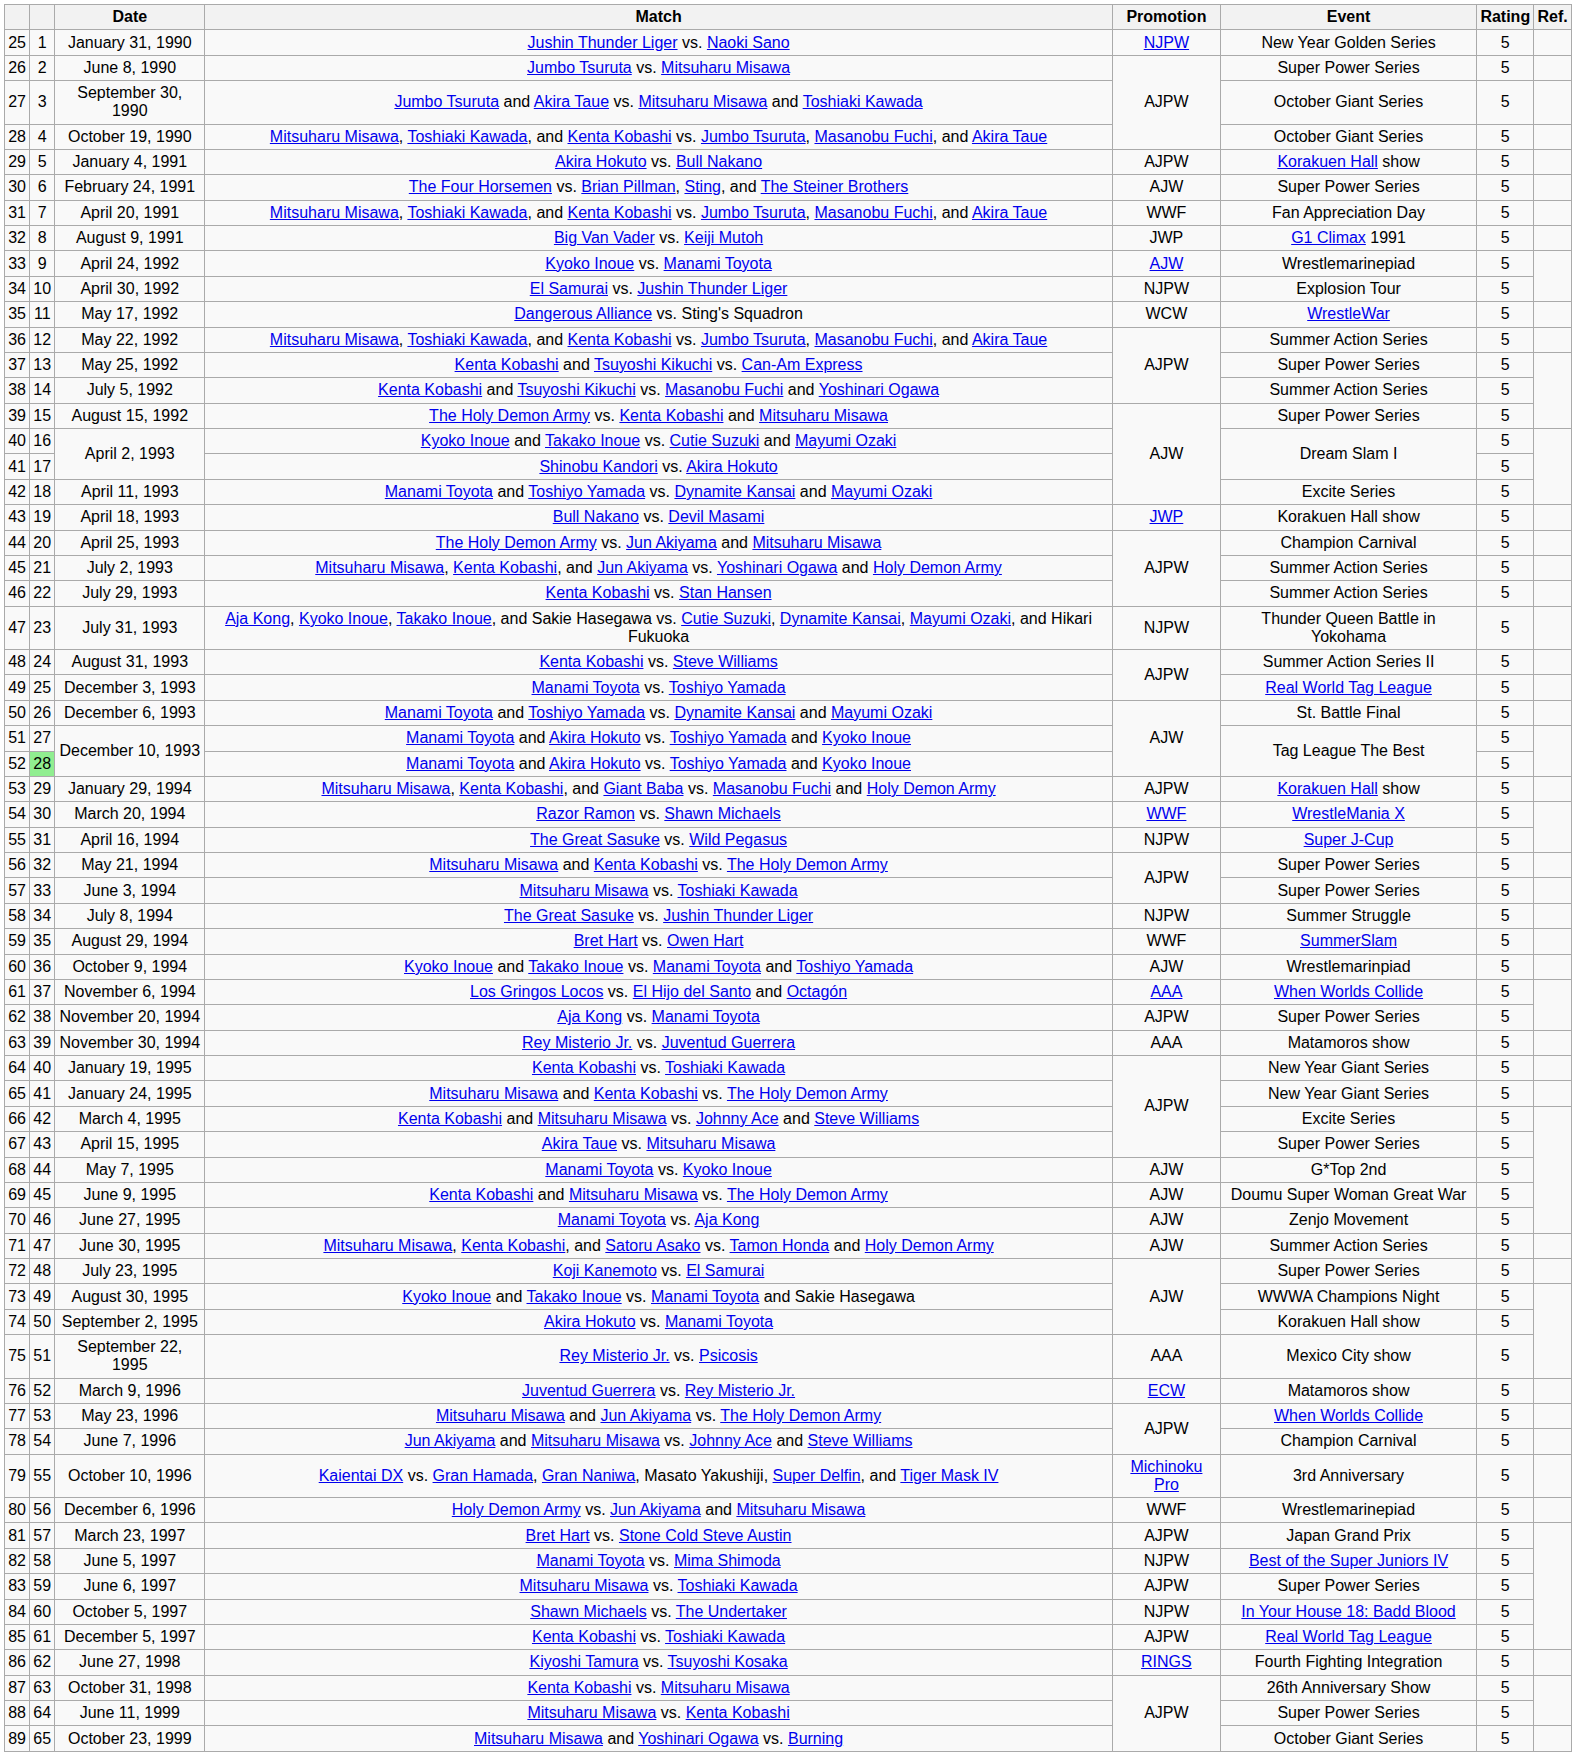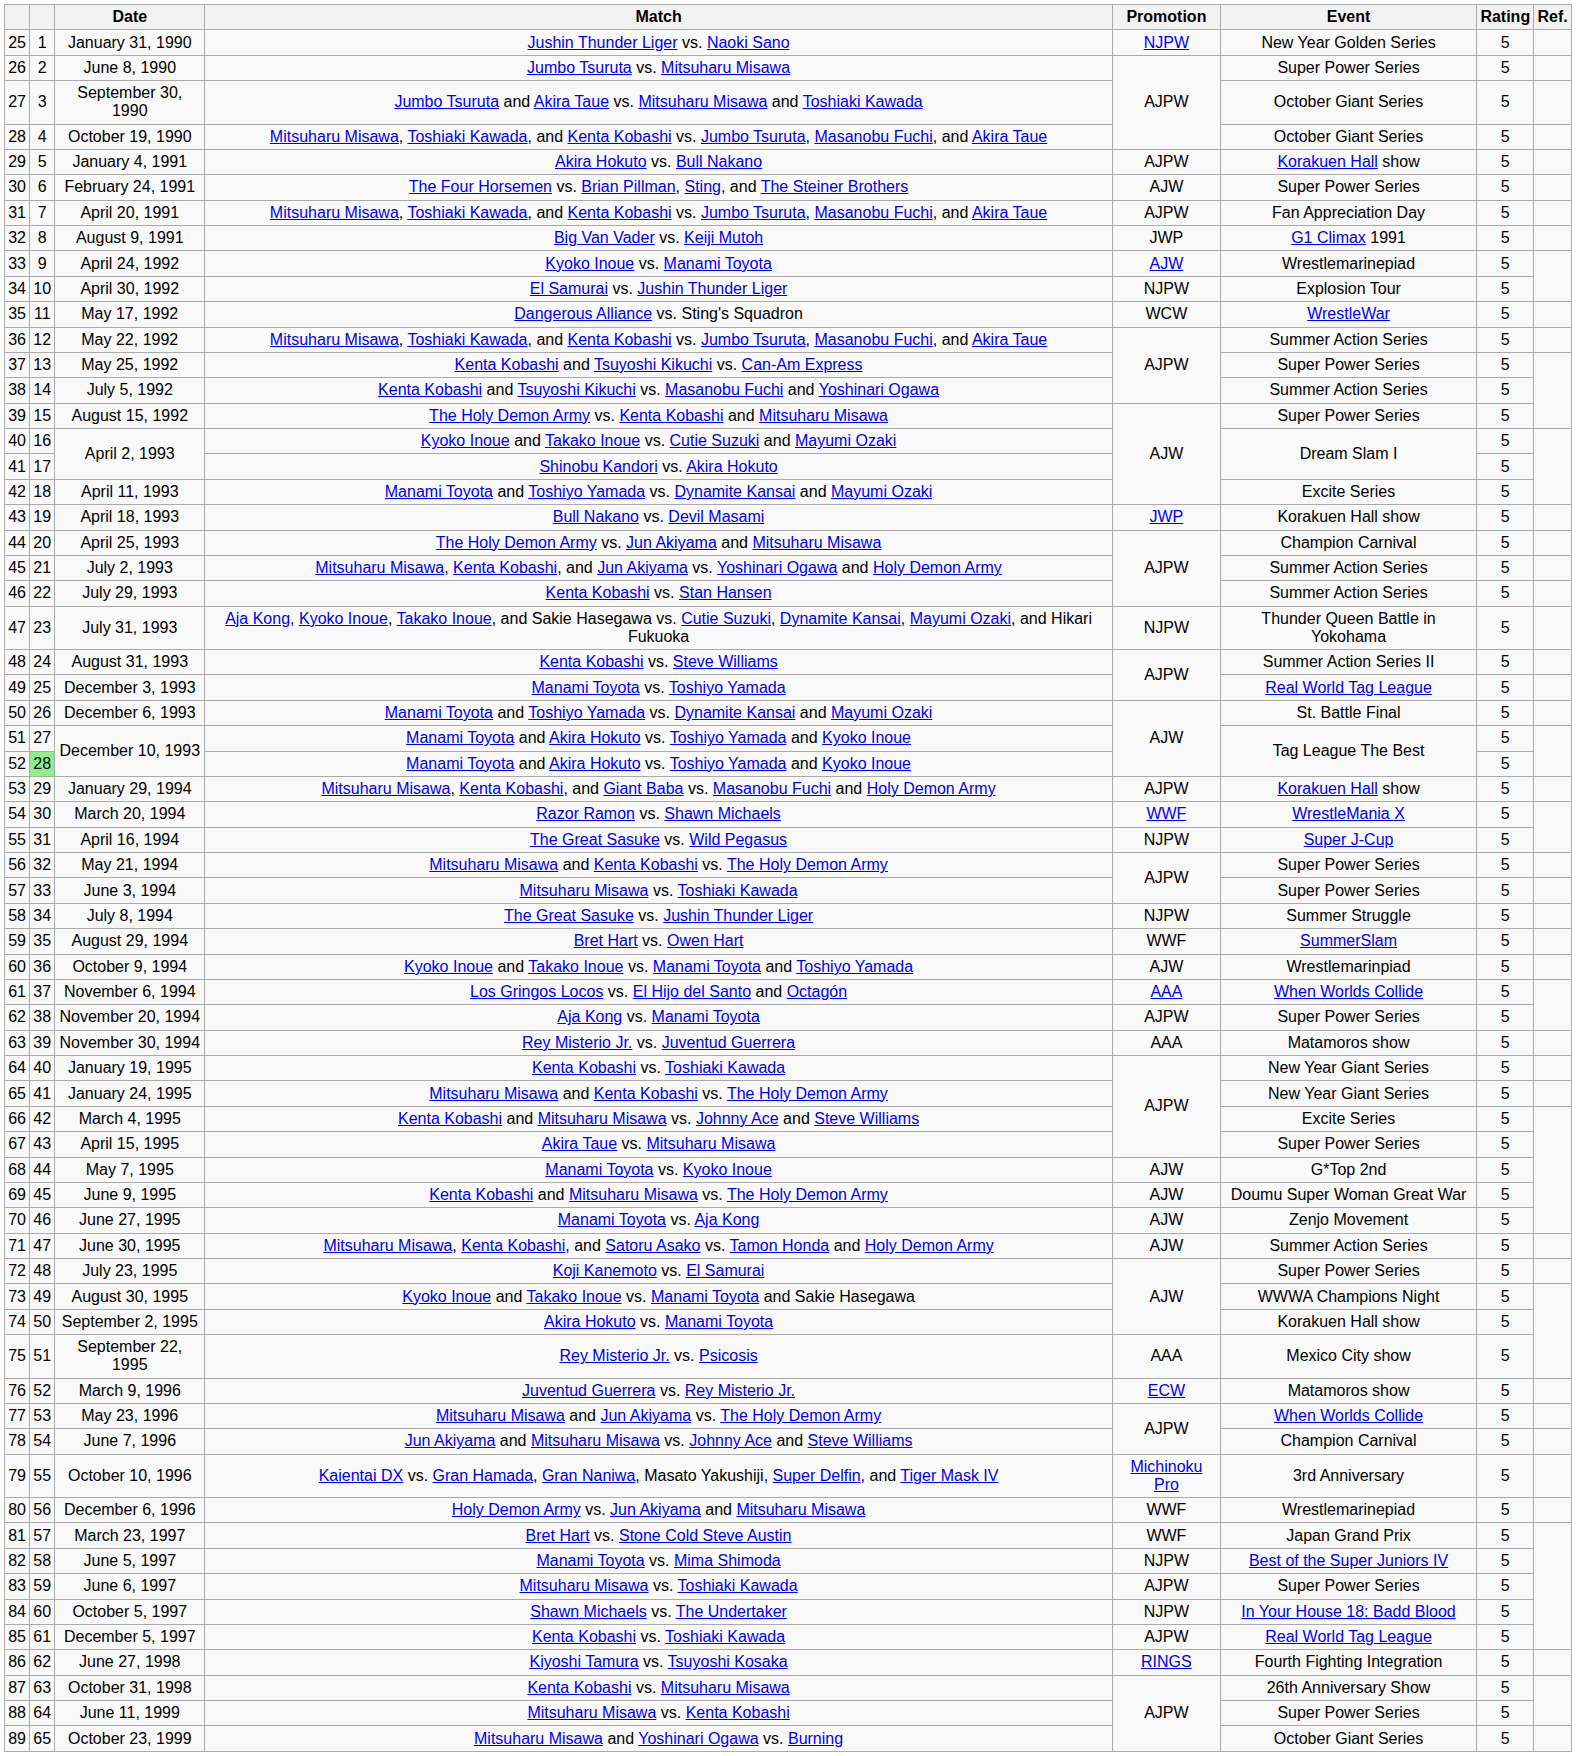(1166, 212) WWF -> (1166, 212) AJPW
(1166, 1535) AJPW -> (1166, 1535) WWF
